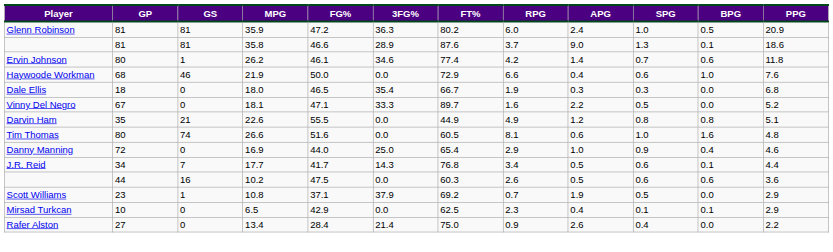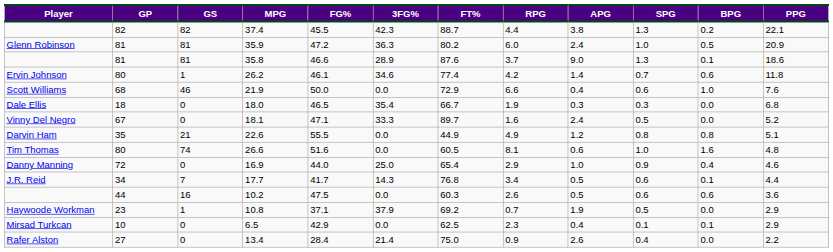+ row: (254, 30)
(51, 75) Haywoode Workman -> (36, 90) Scott Williams
(577, 105) 2.2 -> (577, 120) 2.4
(36, 195) Scott Williams -> (51, 210) Haywoode Workman
